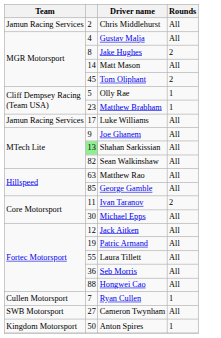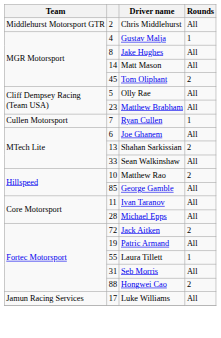(45, 24) Jamun Racing Services -> (56, 24) Middlehurst Motorsport GTR
(174, 38) All -> (189, 38) 1
(171, 51) 2 -> (192, 51) All
(171, 93) 1 -> (192, 93) All
(171, 106) 1 -> (192, 106) All
rows swapped: (120, 298) <-> (124, 120)
(90, 134) 9 -> (111, 134) 6
(92, 147) lightgreen background -> (113, 147) no background
(174, 147) All -> (189, 147) 2
(92, 161) 82 -> (113, 161) 33
(92, 175) 63 -> (113, 175) 10
(174, 175) All -> (189, 175) 2
(171, 202) 2 -> (192, 202) All
(92, 216) 30 -> (113, 216) 28
(92, 229) 12 -> (113, 229) 72
(174, 229) All -> (189, 229) 2
(174, 257) All -> (189, 257) 1
(92, 270) 36 -> (113, 270) 31
(174, 284) All -> (189, 284) 2
- row: (132, 312)
- row: (122, 325)
